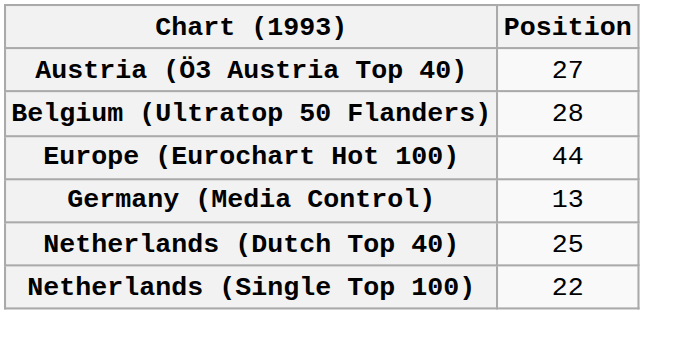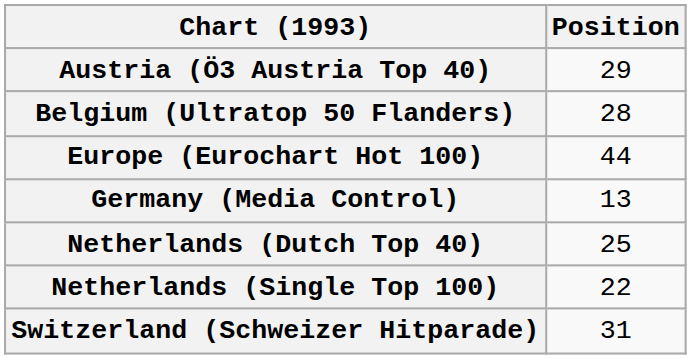(568, 70) 27 -> (616, 70) 29
+ row: (275, 331)
